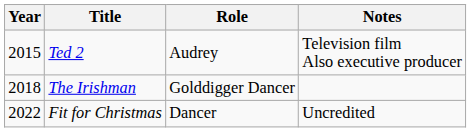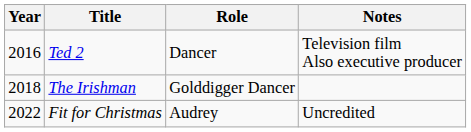(25, 52) 2015 -> (25, 52) 2016
(194, 52) Audrey -> (193, 52) Dancer
(193, 113) Dancer -> (194, 113) Audrey
